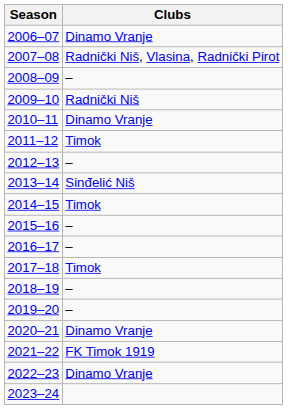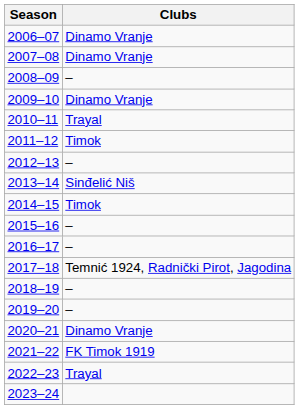(172, 57) Radnički Niš, Vlasina, Radnički Pirot -> (109, 57) Dinamo Vranje
(102, 99) Radnički Niš -> (109, 99) Dinamo Vranje
(109, 120) Dinamo Vranje -> (84, 120) Trayal
(83, 267) Timok -> (178, 267) Temnić 1924, Radnički Pirot, Jagodina
(109, 373) Dinamo Vranje -> (84, 373) Trayal
